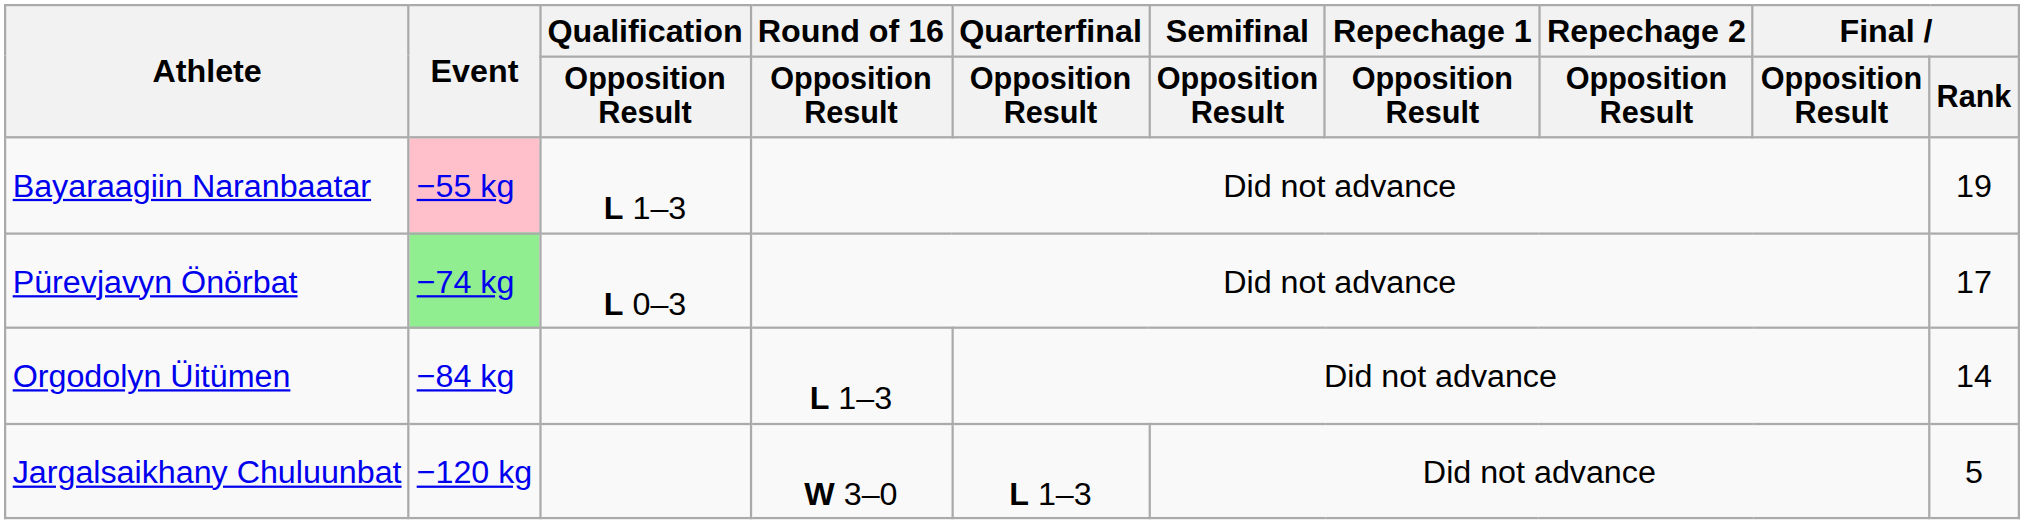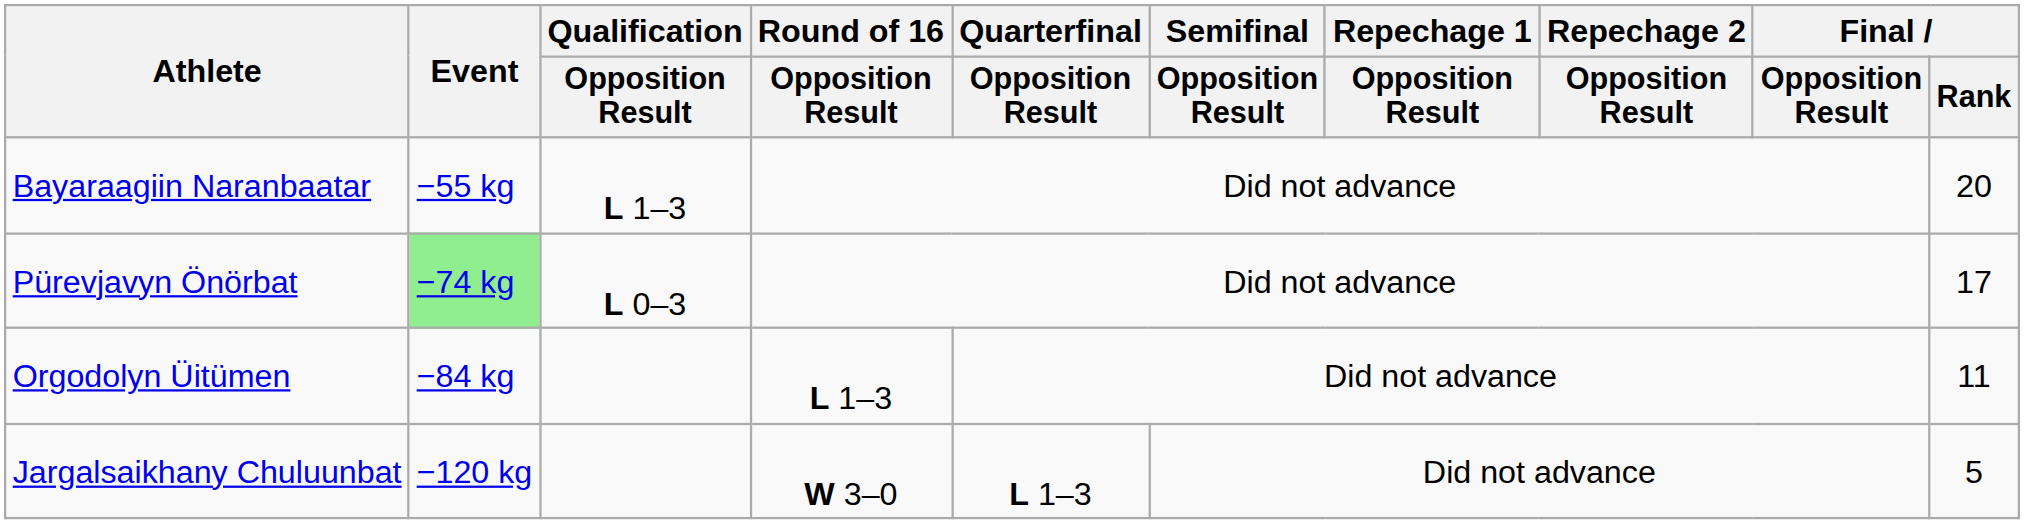(466, 186) pink background -> (466, 186) no background
(1974, 186) 19 -> (1974, 186) 20
(1974, 376) 14 -> (1974, 376) 11
